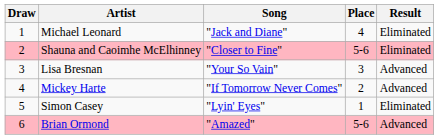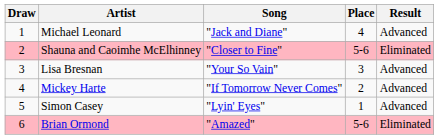(405, 32) Eliminated -> (403, 32) Advanced
(405, 106) Eliminated -> (403, 106) Advanced
(403, 124) Advanced -> (405, 124) Eliminated
